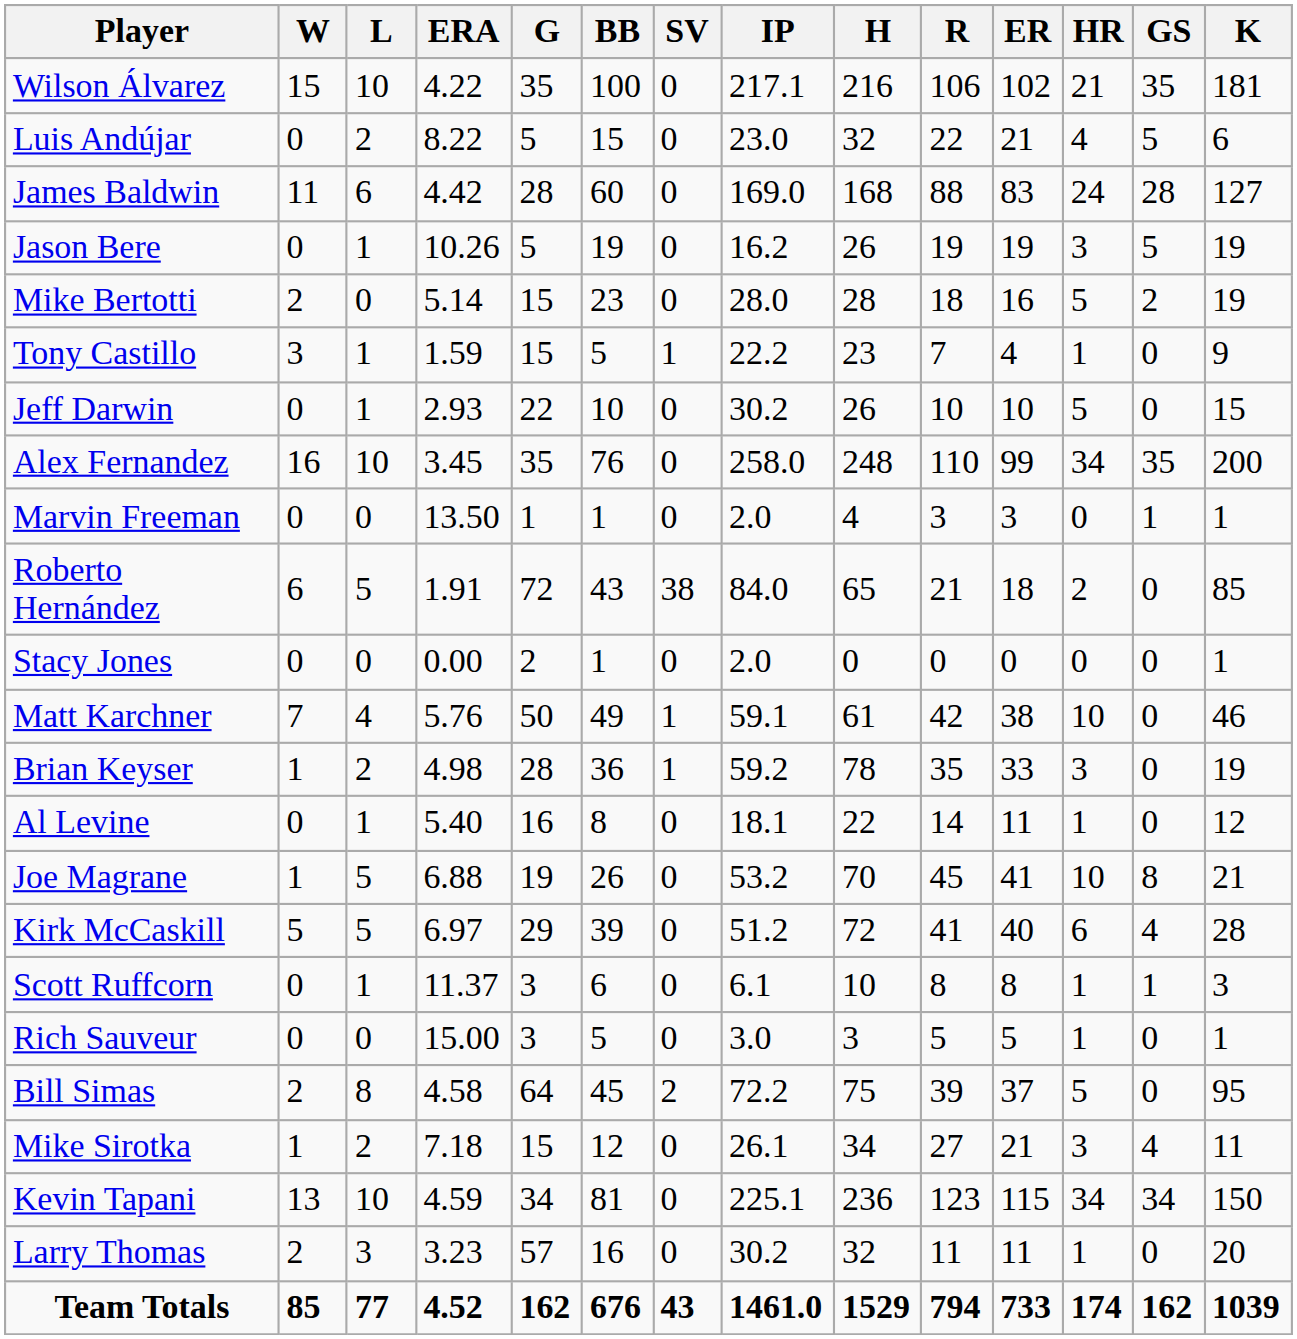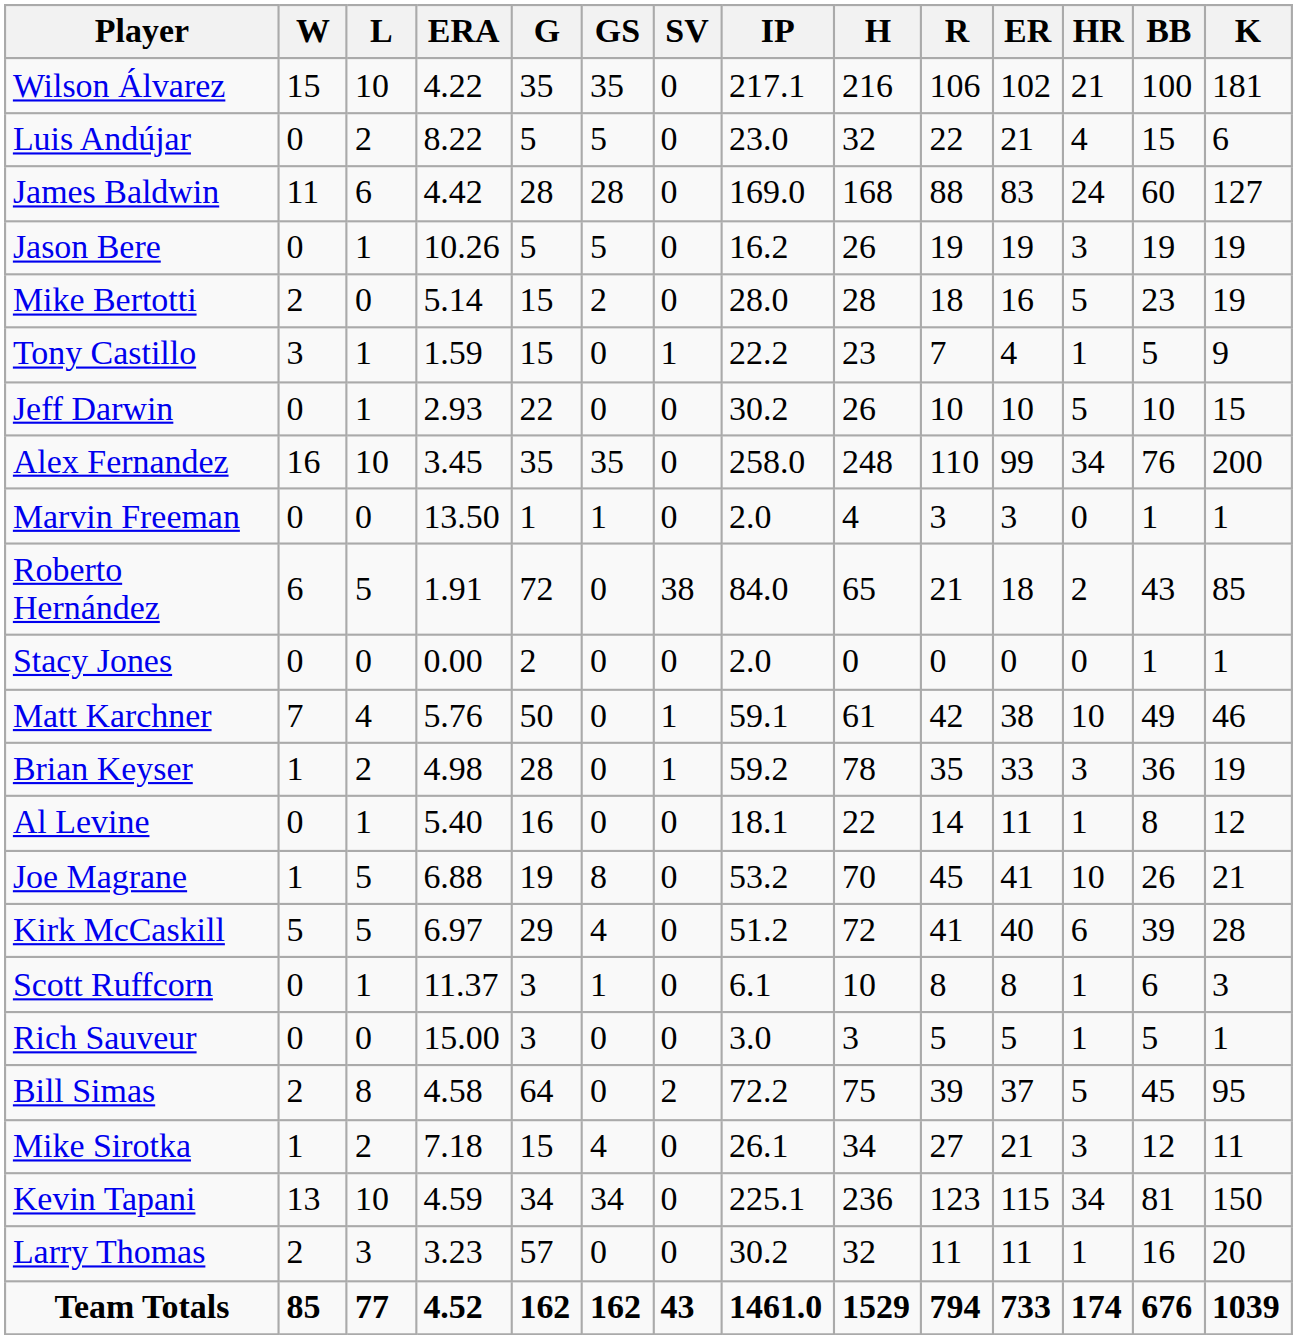columns swapped: (1169, 31) <-> (617, 31)
